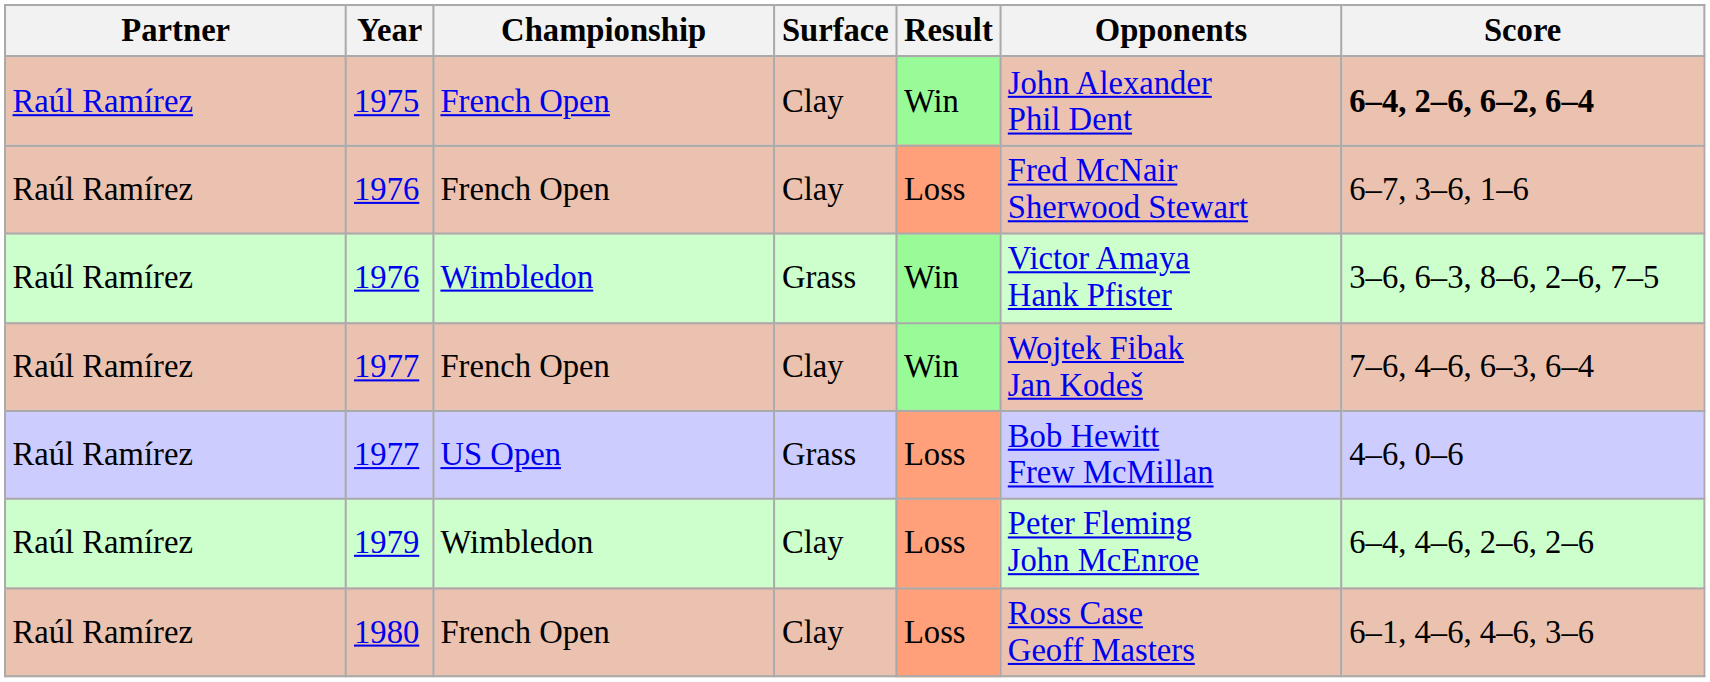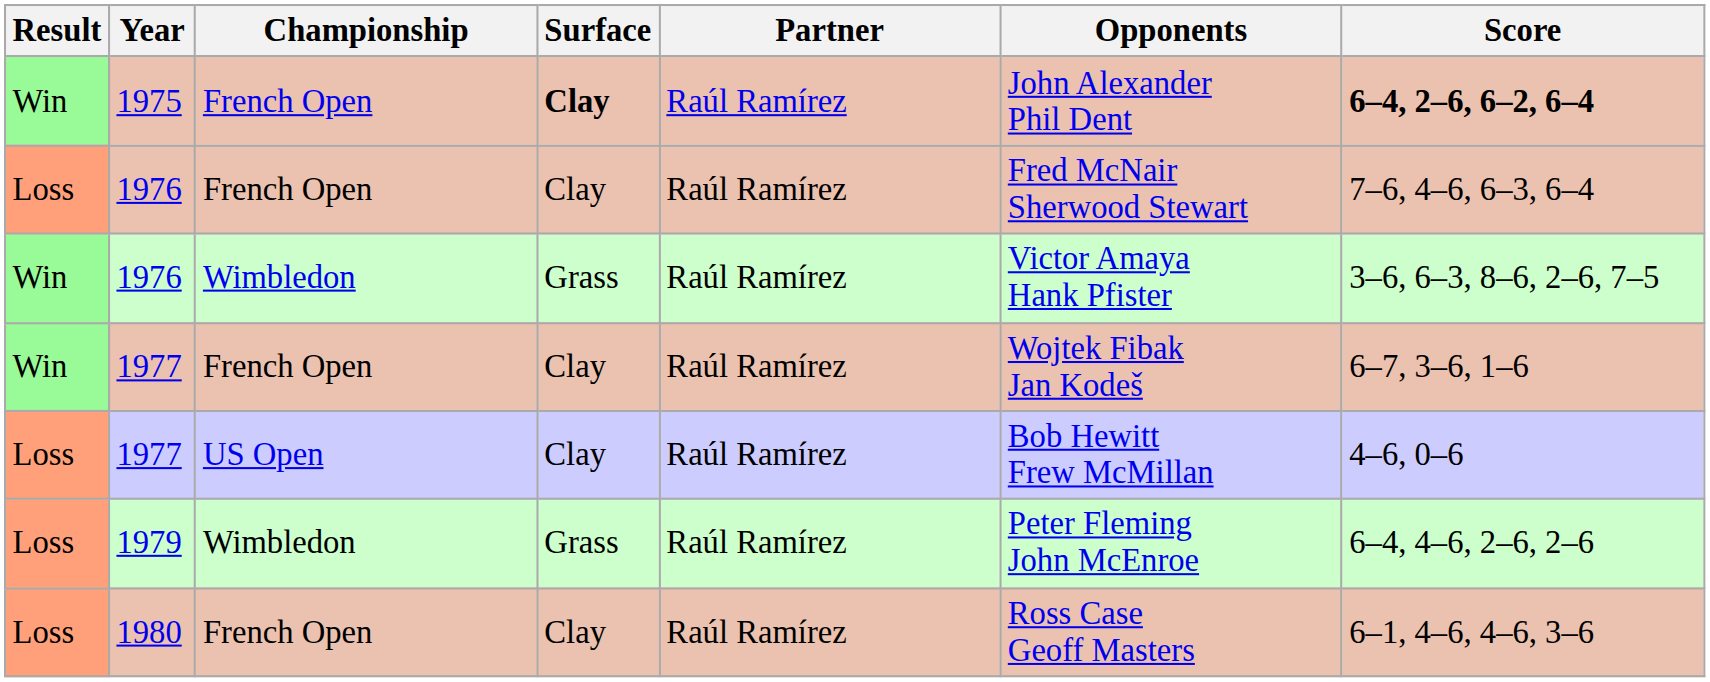columns swapped: (948, 30) <-> (176, 30)
(813, 100) normal -> (577, 100) bold
(1439, 188) 6–7, 3–6, 1–6 -> (1472, 188) 7–6, 4–6, 6–3, 6–4
(1472, 365) 7–6, 4–6, 6–3, 6–4 -> (1439, 365) 6–7, 3–6, 1–6
(819, 454) Grass -> (575, 454) Clay
(813, 542) Clay -> (582, 542) Grass
